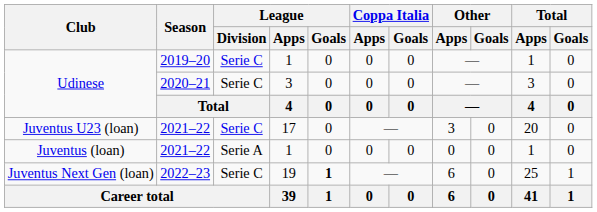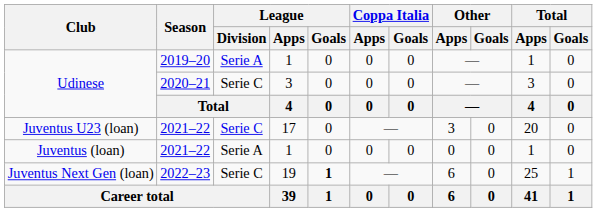(242, 60) Serie C -> (242, 60) Serie A
